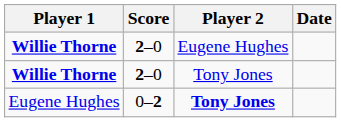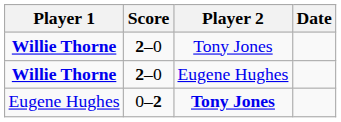rows swapped: (64, 74) <-> (64, 46)
